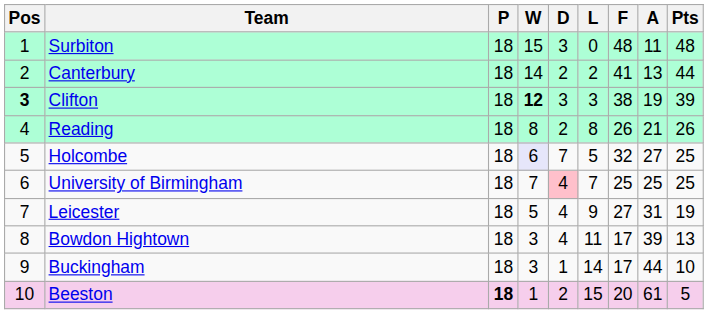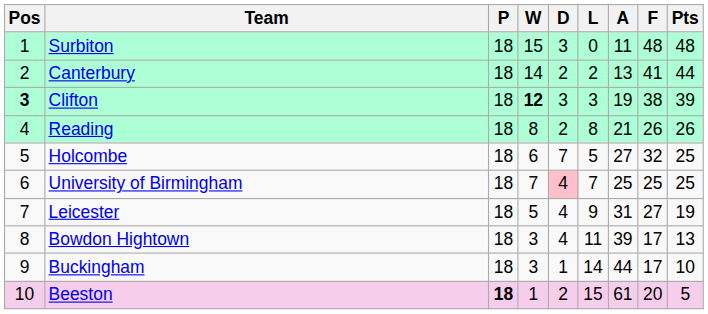columns swapped: (623, 18) <-> (653, 18)
(533, 156) lavender background -> (533, 156) no background
